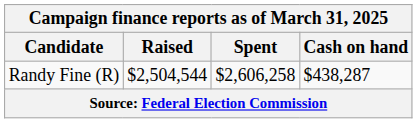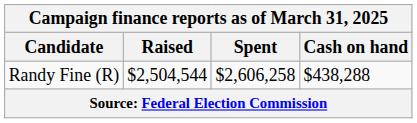(337, 74) $438,287 -> (337, 74) $438,288
